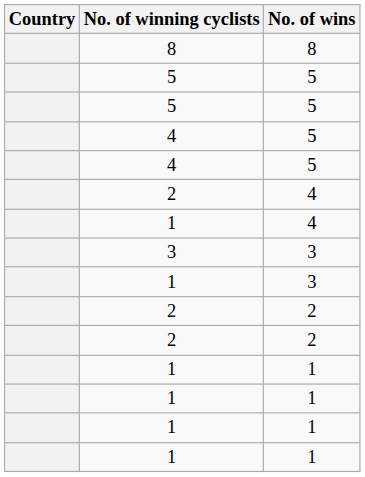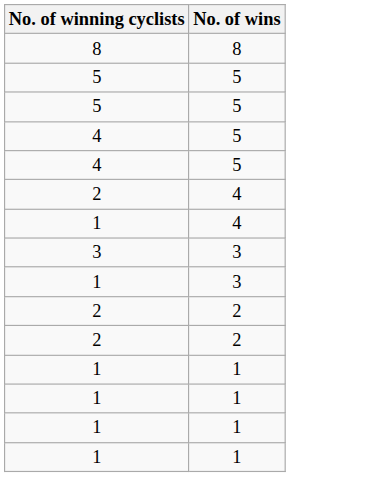- column: (42, 19)
